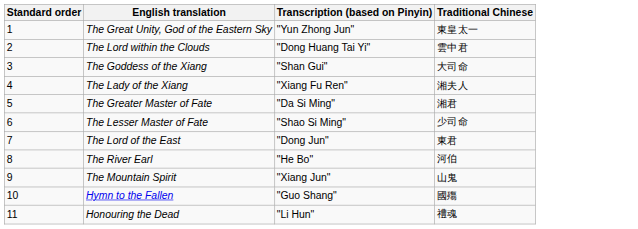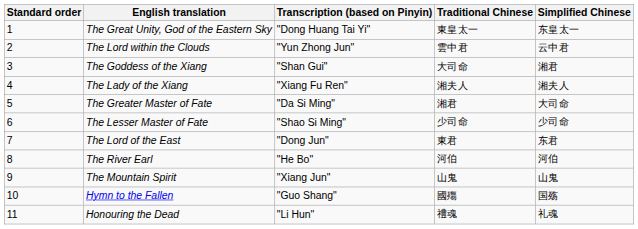+ column: (584, 12)
(315, 30) "Yun Zhong Jun" -> (323, 30) "Dong Huang Tai Yi"
(323, 48) "Dong Huang Tai Yi" -> (315, 48) "Yun Zhong Jun"
